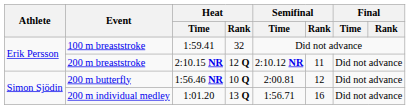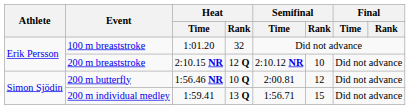(199, 46) 1:59.41 -> (199, 46) 1:01.20
(319, 62) 11 -> (319, 62) 10
(199, 96) 1:01.20 -> (199, 96) 1:59.41
(319, 96) 16 -> (319, 96) 15
